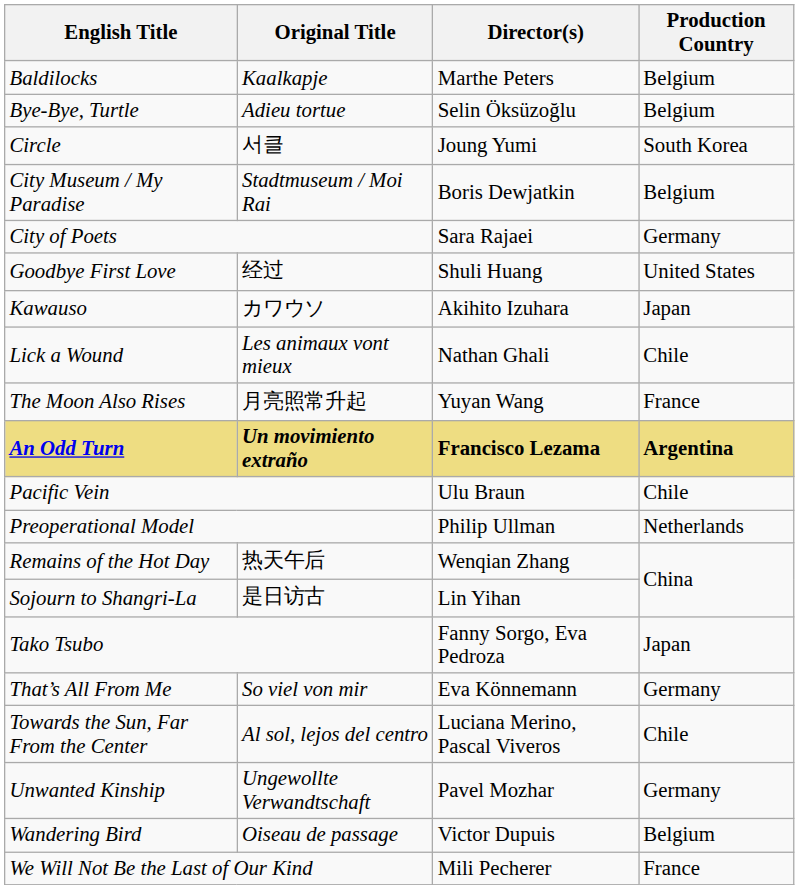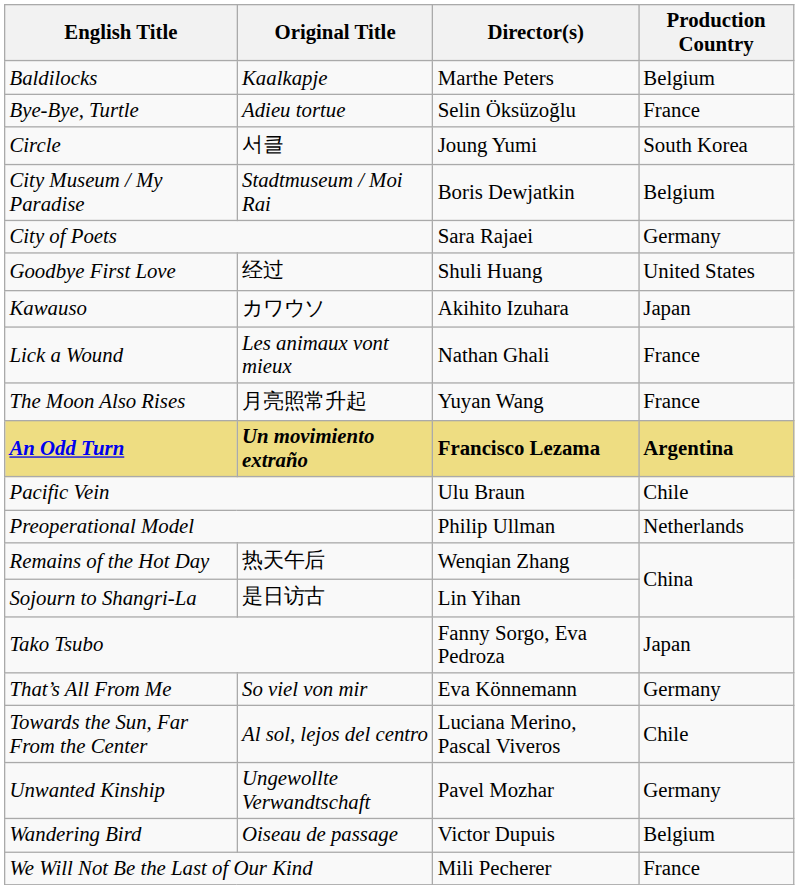(679, 110) Belgium -> (672, 110) France
(666, 355) Chile -> (672, 355) France
